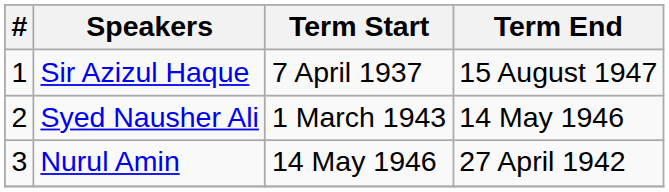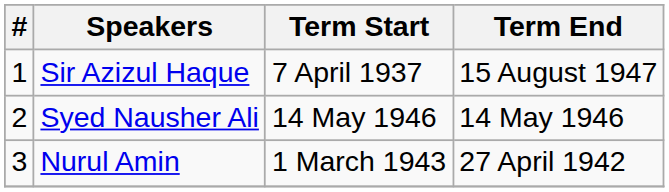(359, 117) 1 March 1943 -> (354, 117) 14 May 1946
(354, 162) 14 May 1946 -> (359, 162) 1 March 1943
